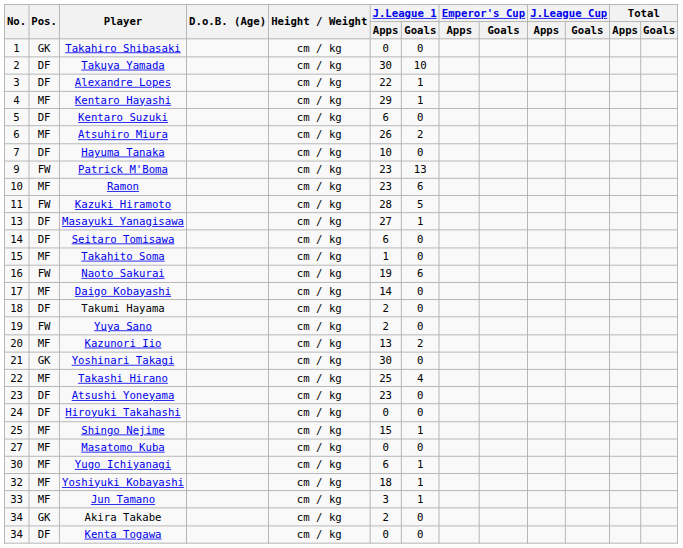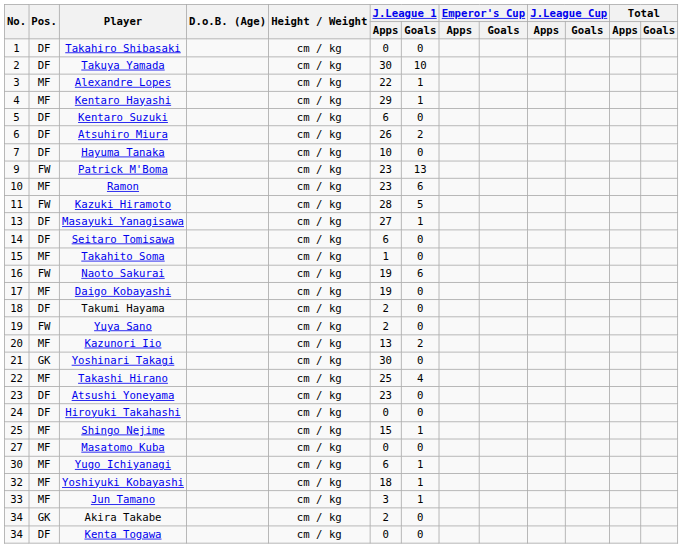(44, 48) GK -> (44, 48) DF
(44, 83) DF -> (44, 83) MF
(44, 135) MF -> (44, 135) DF
(386, 291) 14 -> (386, 291) 19
